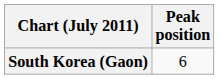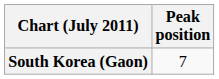(183, 61) 6 -> (183, 61) 7
